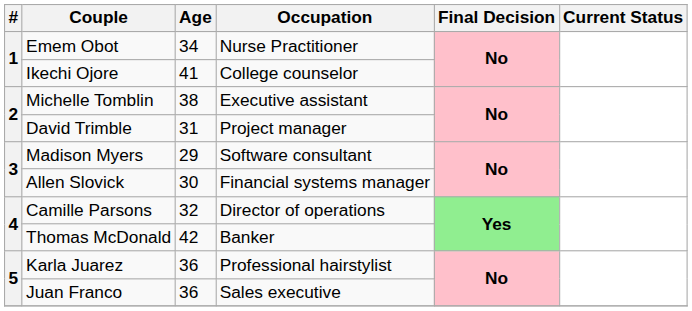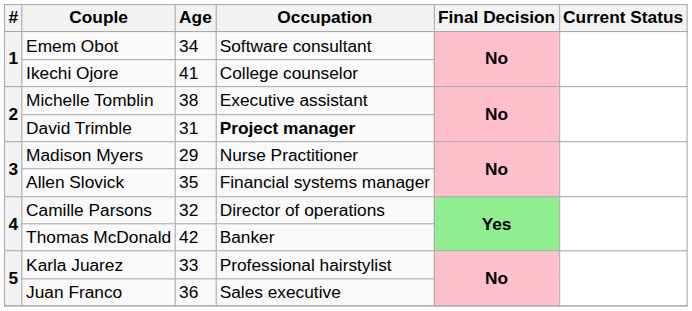(289, 45) Nurse Practitioner -> (296, 45) Software consultant
(283, 127) normal -> (287, 127) bold
(296, 155) Software consultant -> (289, 155) Nurse Practitioner
(189, 182) 30 -> (189, 182) 35
(189, 264) 36 -> (189, 264) 33
